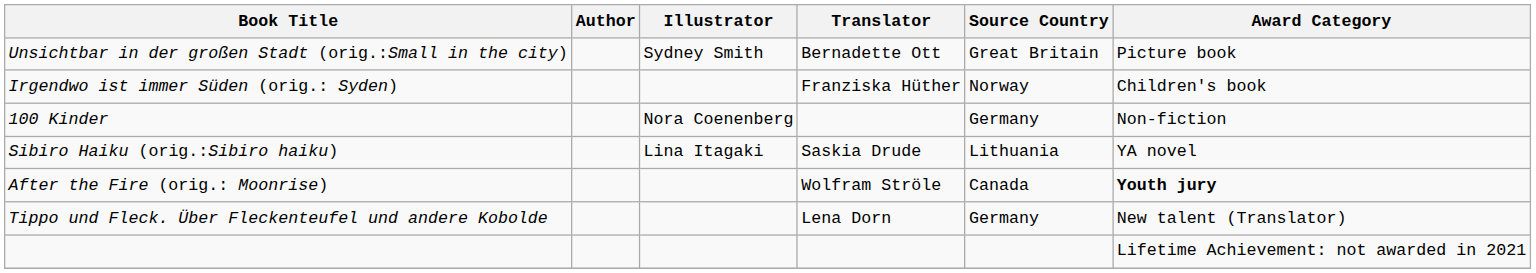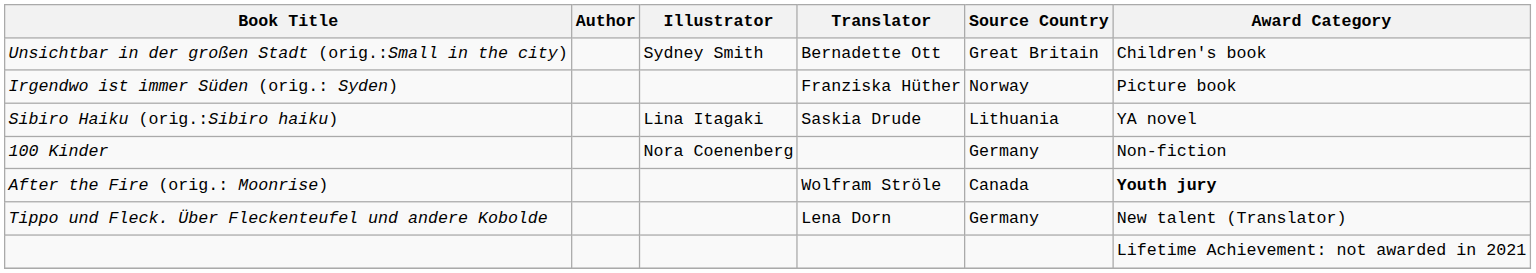(1177, 54) Picture book -> (1192, 54) Children's book
(1192, 87) Children's book -> (1177, 87) Picture book
rows swapped: (173, 152) <-> (59, 119)
